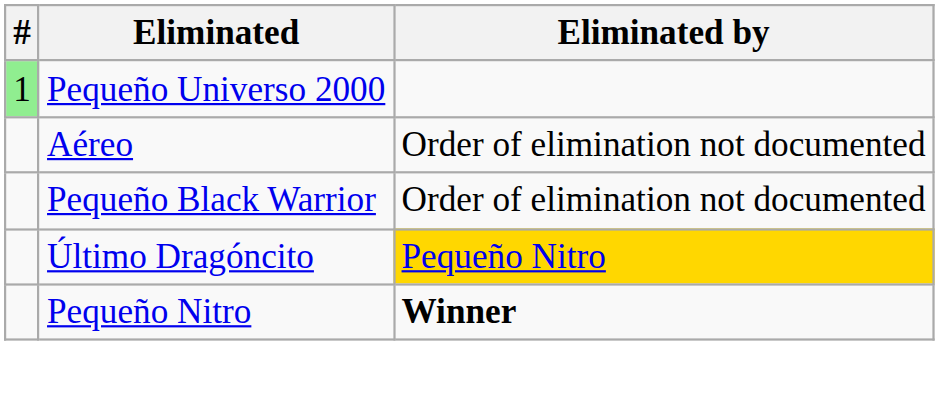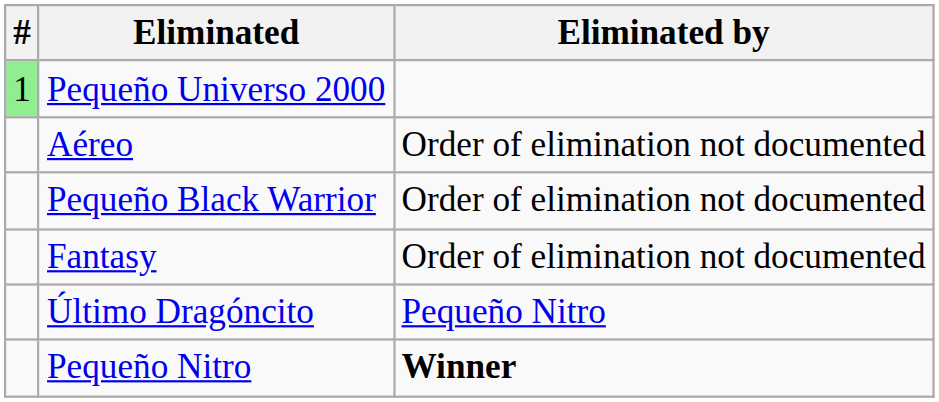+ row: (102, 255)
(504, 255) gold background -> (504, 311) no background
